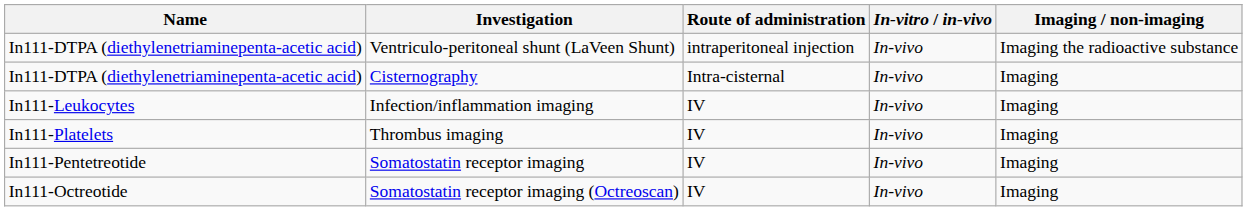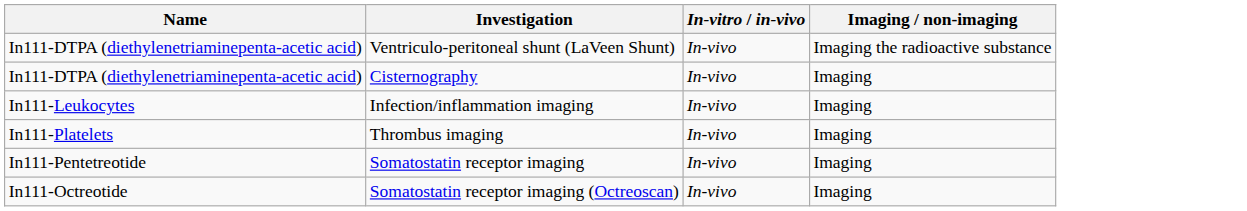- column: (776, 19)
